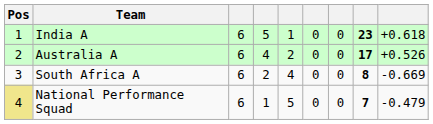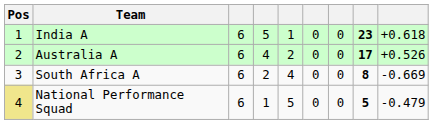(365, 102) 7 -> (365, 102) 5
